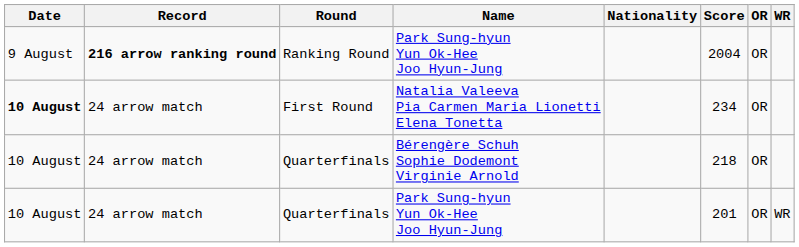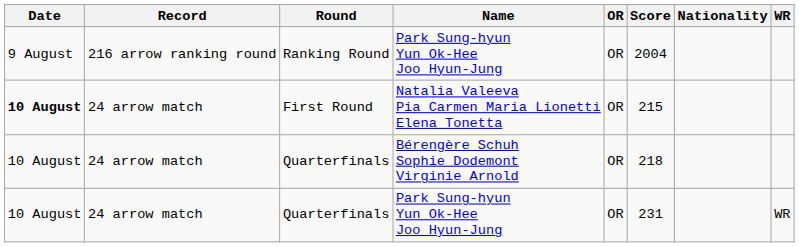columns swapped: (652, 16) <-> (759, 16)
(182, 54) bold -> (182, 54) normal
(724, 107) 234 -> (651, 107) 215
(724, 215) 201 -> (651, 215) 231
